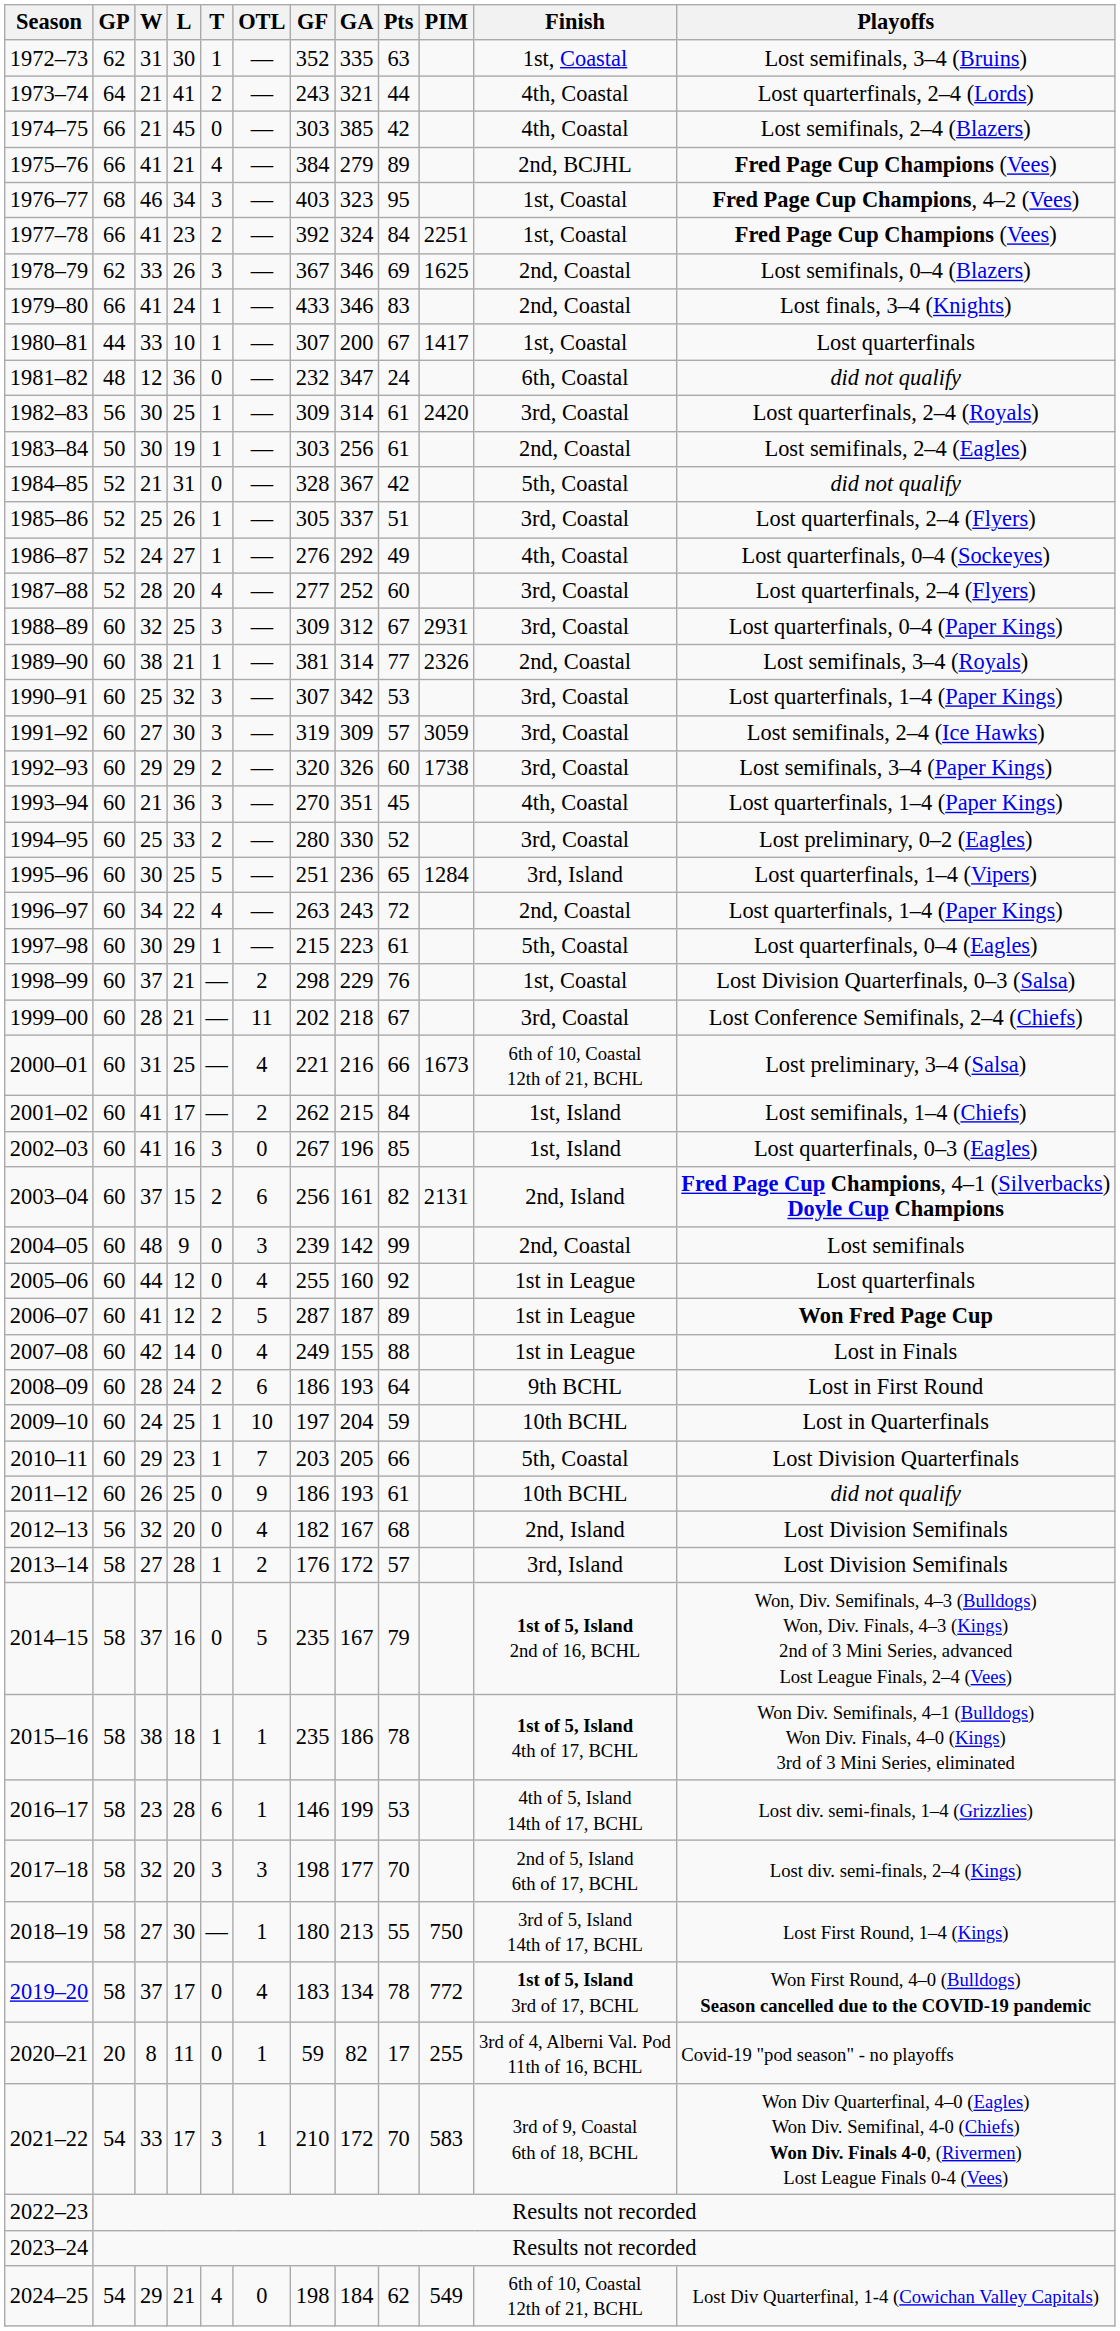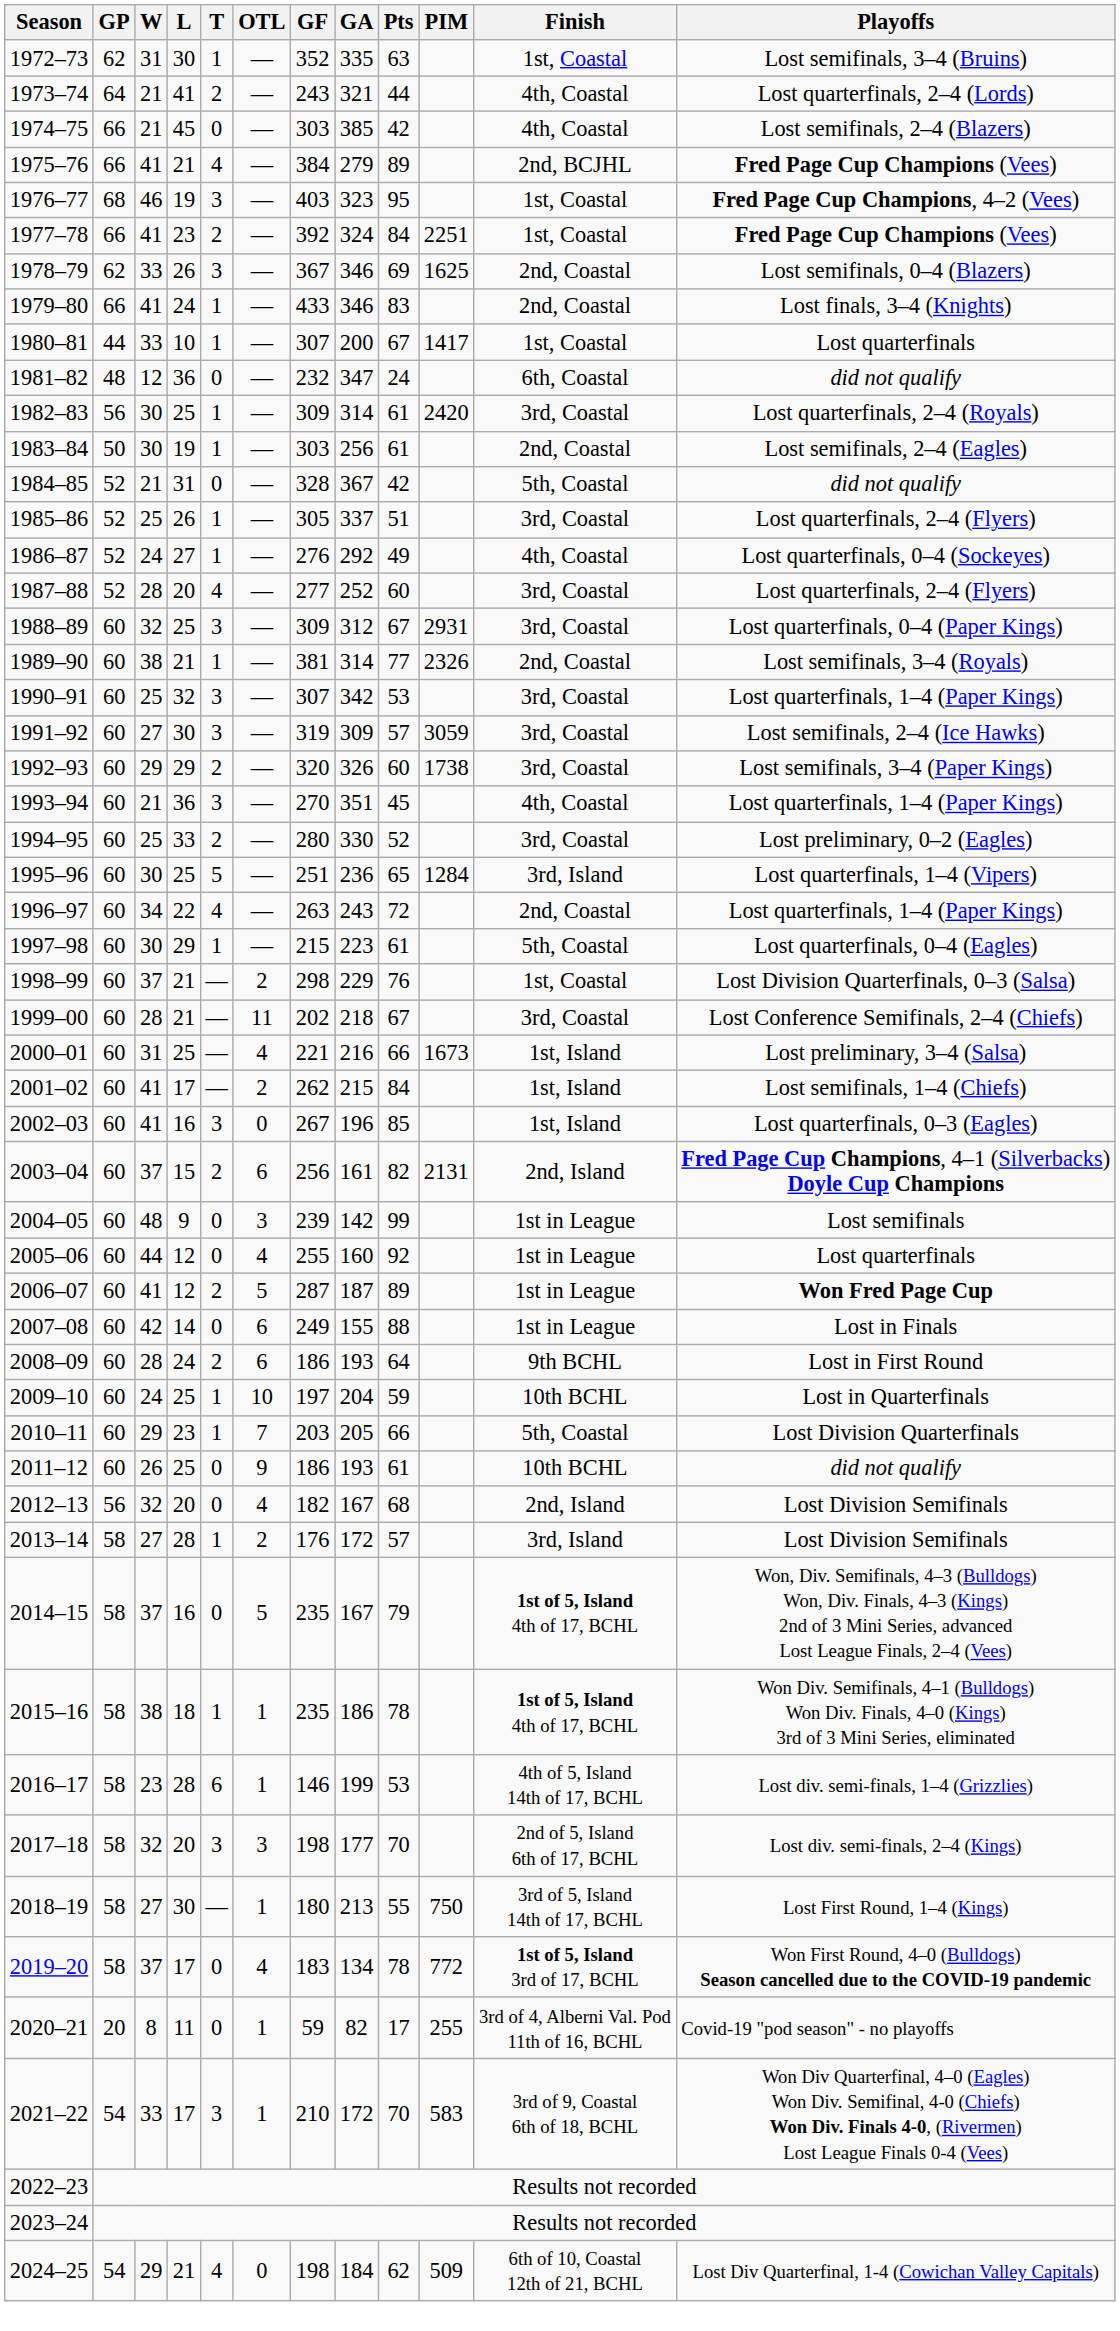(184, 199) 34 -> (184, 199) 19
(575, 1066) 6th of 10, Coastal 12th of 21, BCHL -> (575, 1052) 1st, Island
(575, 1244) 2nd, Coastal -> (575, 1219) 1st in League
(262, 1351) 4 -> (262, 1326) 6
(575, 1639) 1st of 5, Island 2nd of 16, BCHL -> (575, 1614) 1st of 5, Island 4th of 17, BCHL
(446, 2295) 549 -> (446, 2270) 509
